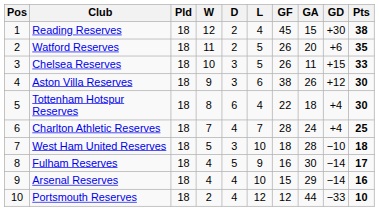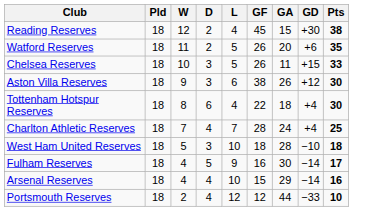- column: (17, 13)
